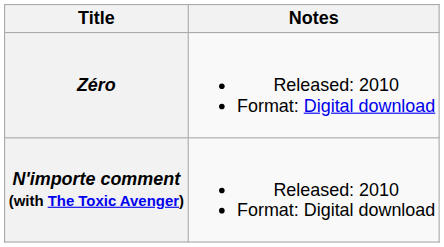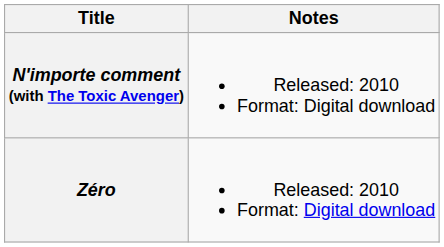rows swapped: (96, 85) <-> (96, 189)
